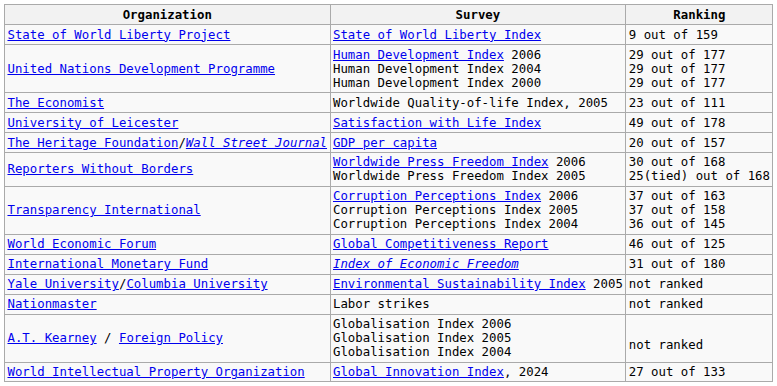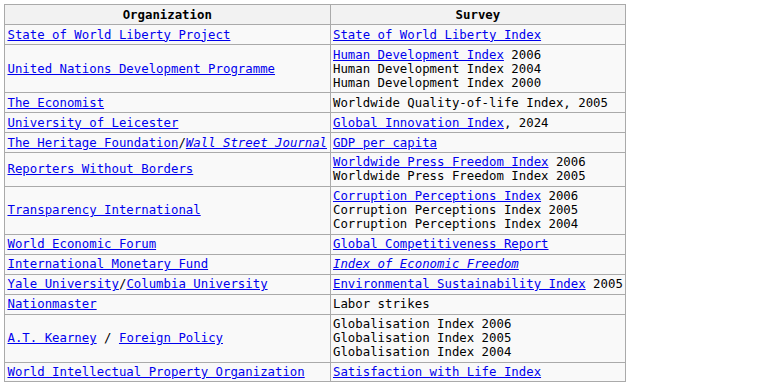- column: (699, 15)
(437, 123) Satisfaction with Life Index -> (441, 123) Global Innovation Index, 2024
(441, 372) Global Innovation Index, 2024 -> (437, 372) Satisfaction with Life Index
